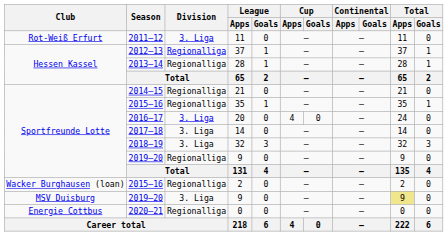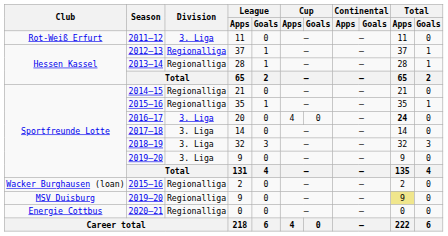(402, 118) normal -> (402, 118) bold
(197, 158) Regionalliga -> (197, 158) 3. Liga
(197, 198) 3. Liga -> (197, 198) Regionalliga
